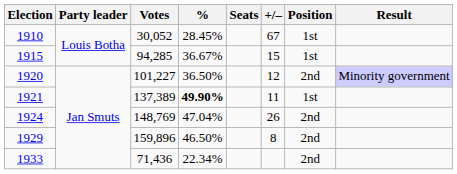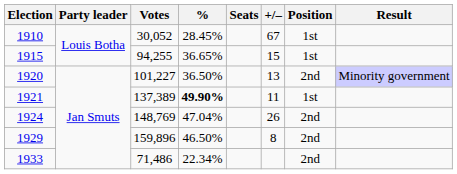(154, 55) 94,285 -> (154, 55) 94,255
(203, 55) 36.67% -> (203, 55) 36.65%
(273, 76) 12 -> (273, 76) 13
(154, 158) 71,436 -> (154, 158) 71,486
